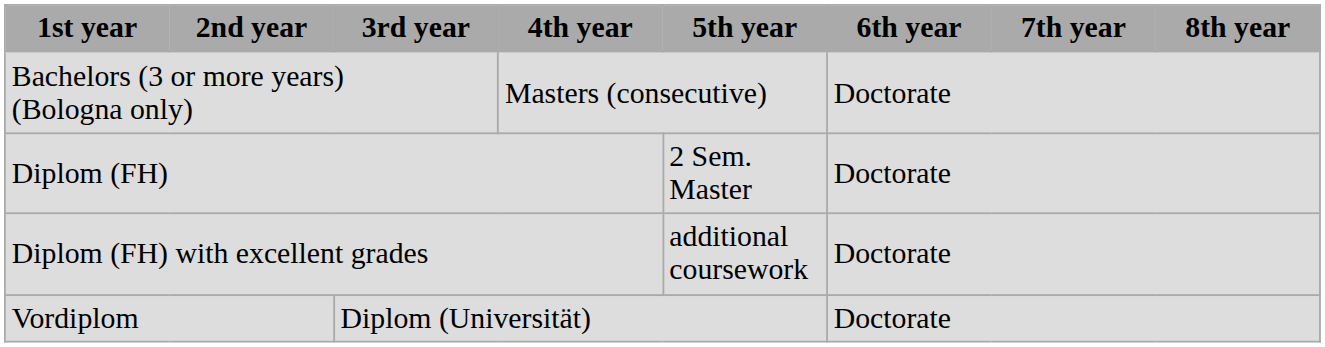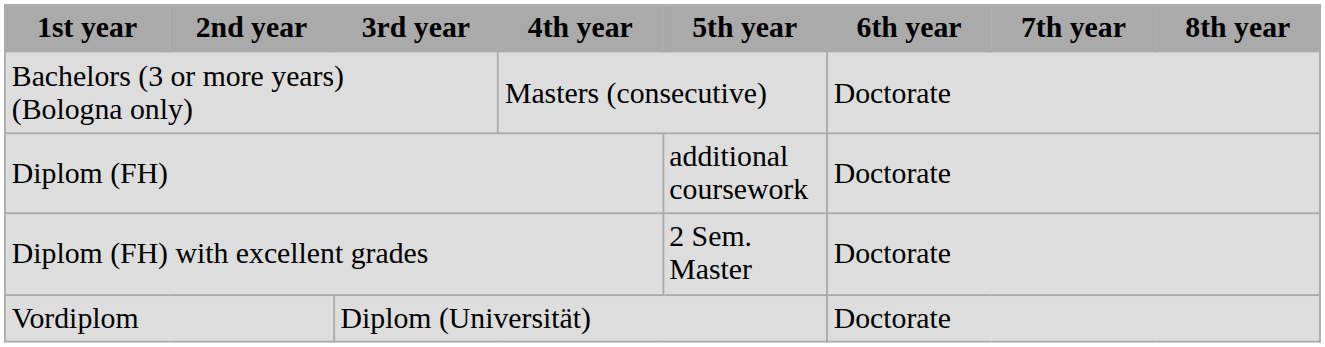(711, 172) 2 Sem. Master -> (739, 172) additional coursework
(739, 253) additional coursework -> (711, 253) 2 Sem. Master
